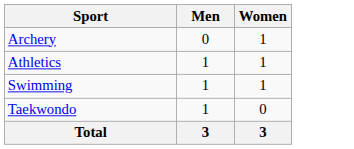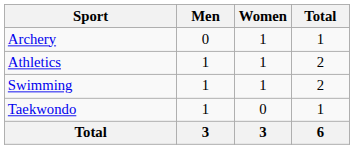+ column: (320, 16)
